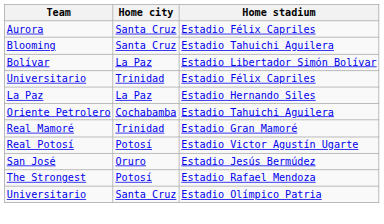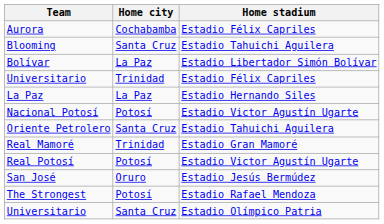(146, 29) Santa Cruz -> (146, 29) Cochabamba
+ row: (53, 112)
(146, 112) Cochabamba -> (146, 128) Santa Cruz
